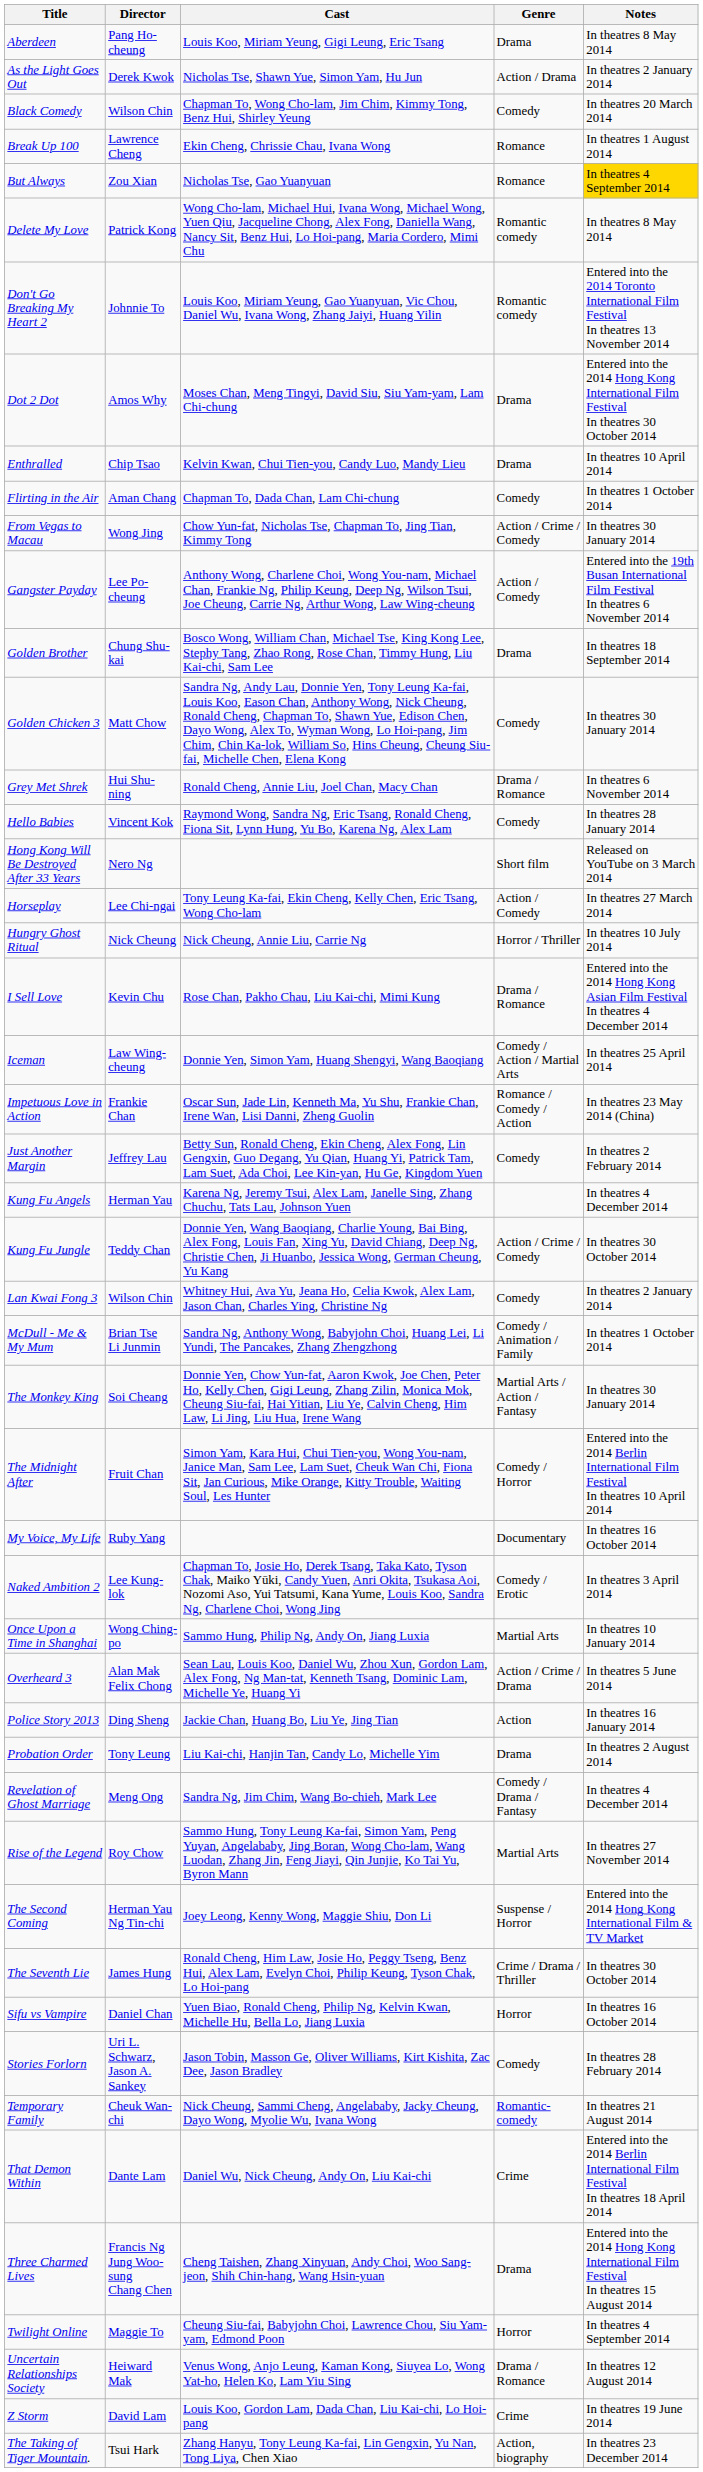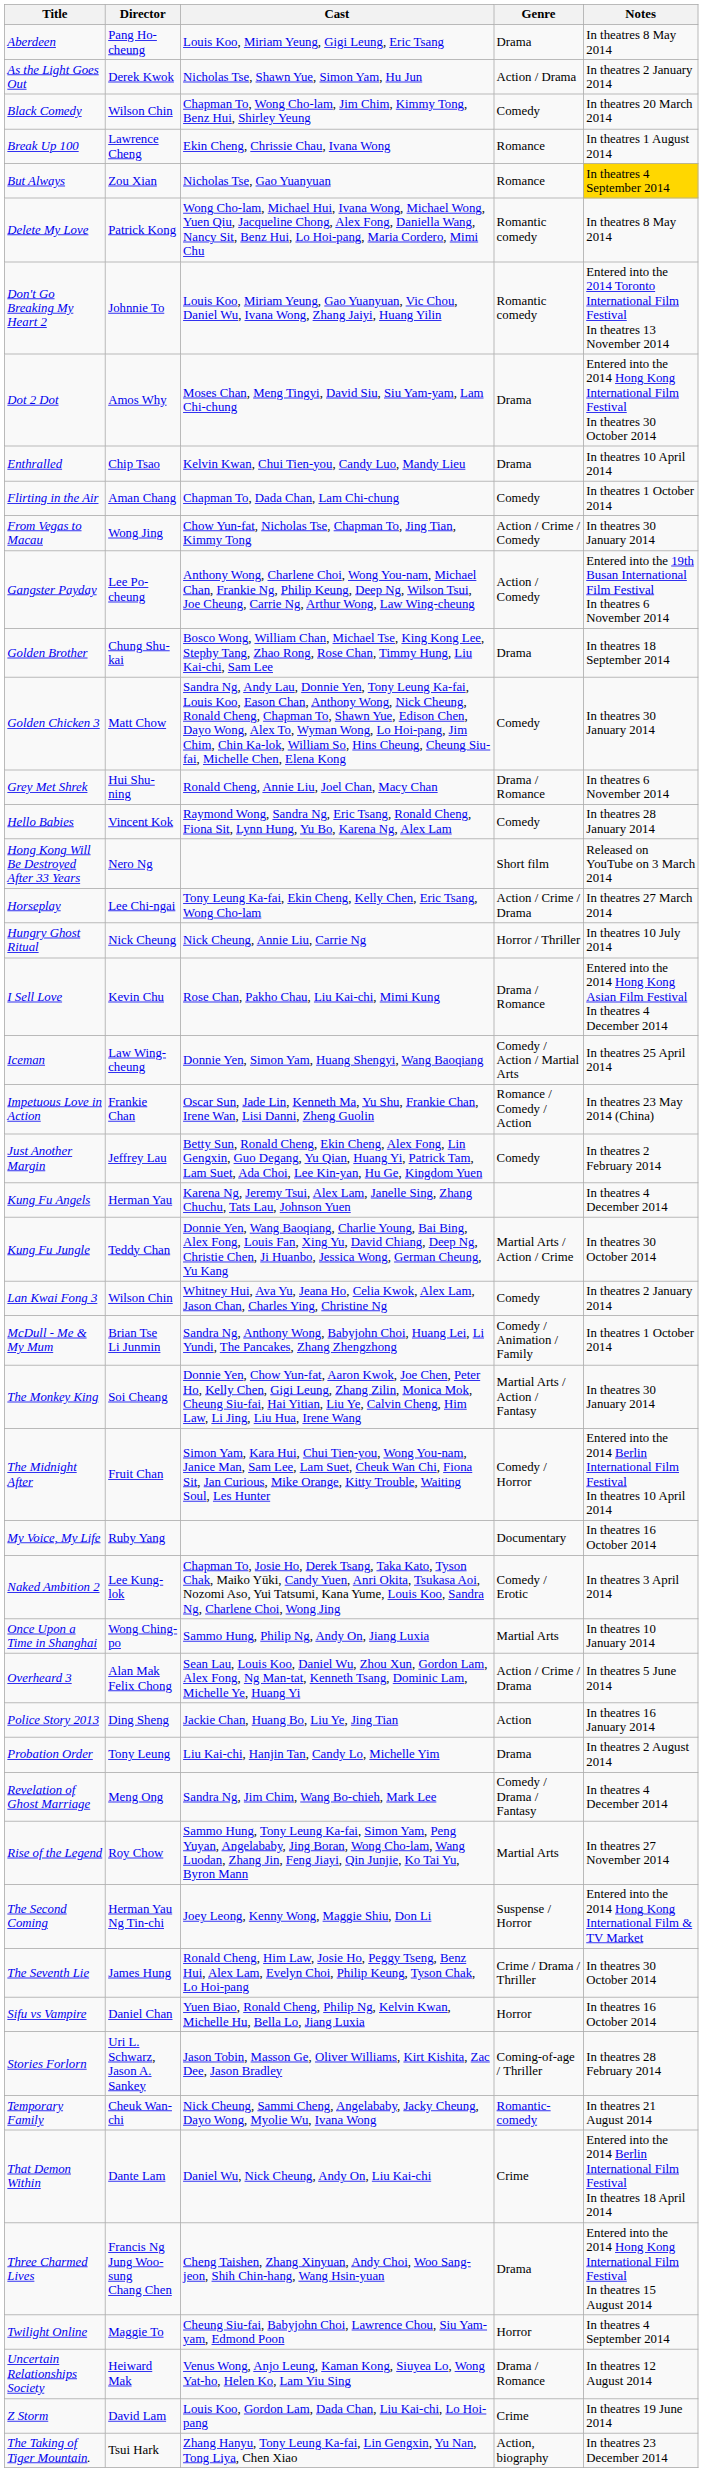(518, 905) Action / Comedy -> (538, 905) Action / Crime / Drama
(538, 1249) Action / Crime / Comedy -> (535, 1249) Martial Arts / Action / Crime
(518, 2063) Comedy -> (536, 2063) Coming-of-age / Thriller
